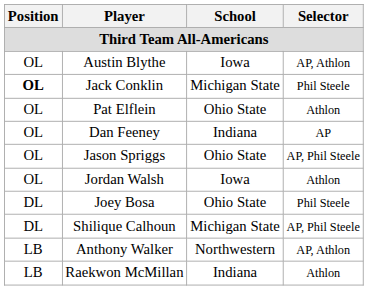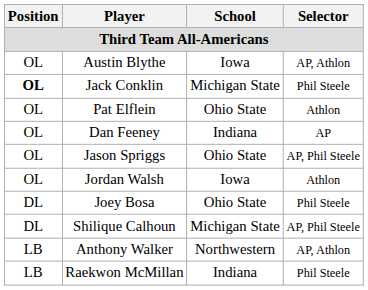(323, 273) Athlon -> (323, 273) Phil Steele
